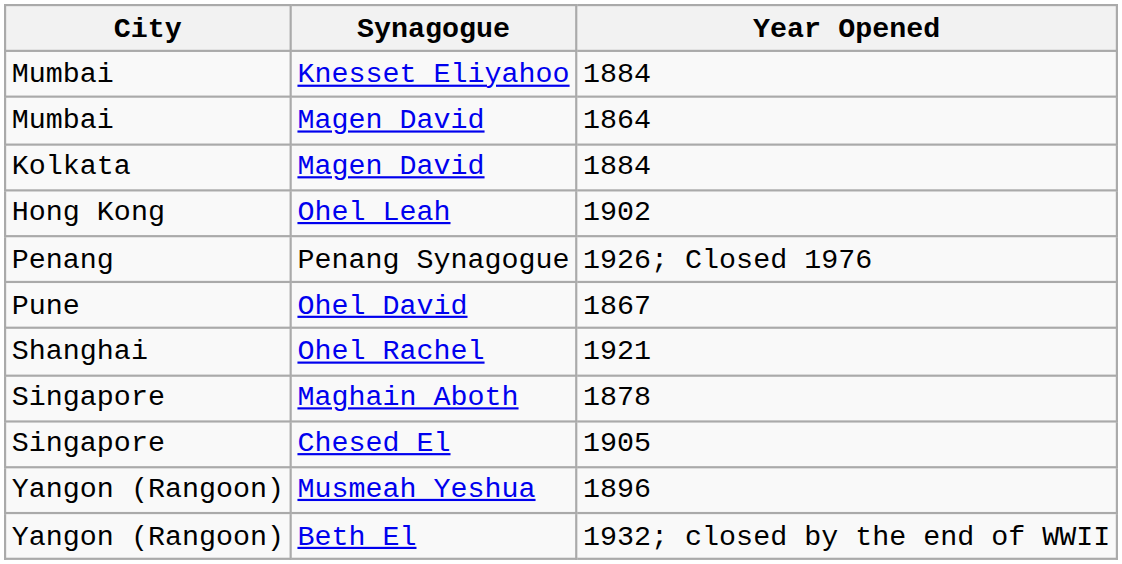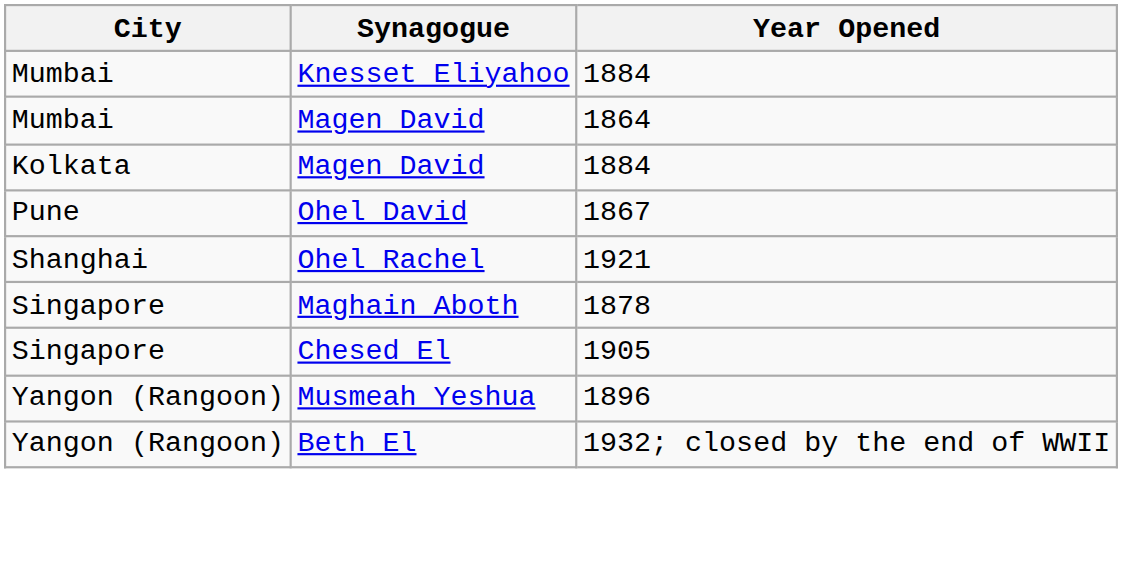- row: (374, 213)
- row: (434, 259)
